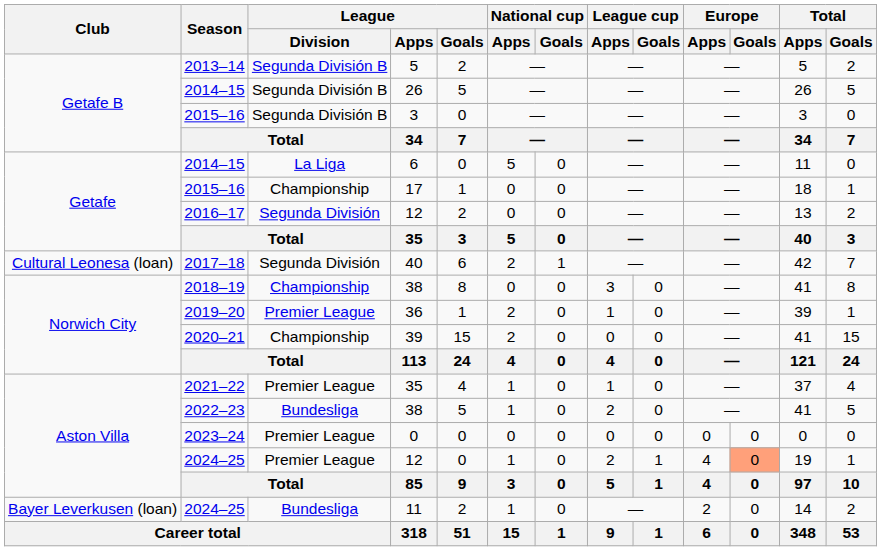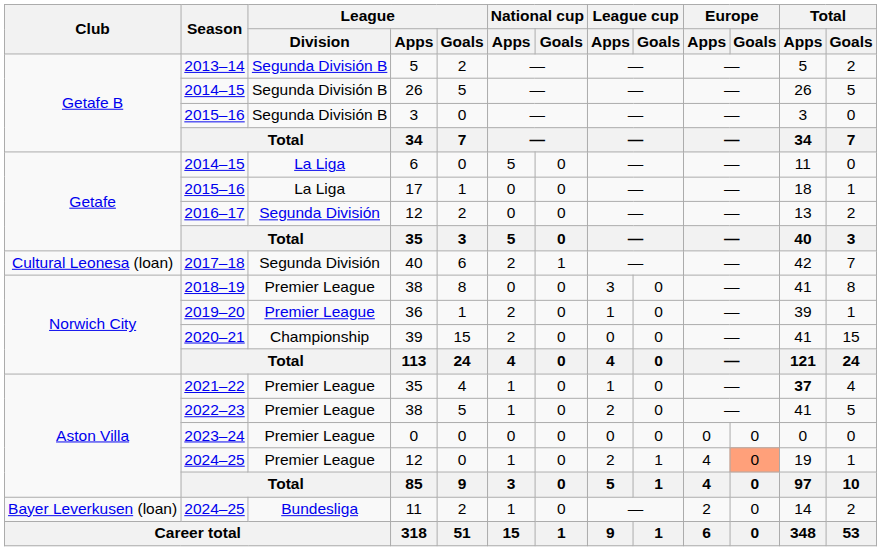(320, 189) Championship -> (320, 189) La Liga
(320, 287) Championship -> (320, 287) Premier League
(803, 386) normal -> (803, 386) bold
(320, 410) Bundesliga -> (320, 410) Premier League
